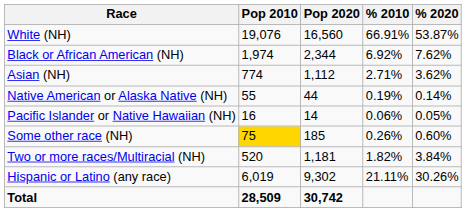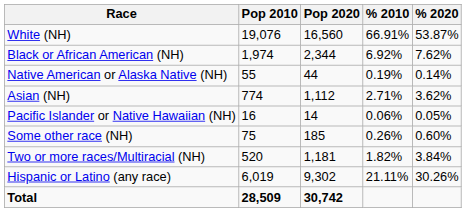rows swapped: (117, 95) <-> (39, 75)
(249, 136) gold background -> (249, 136) no background
